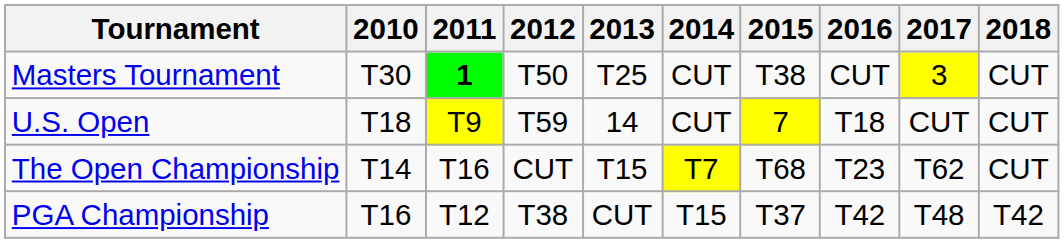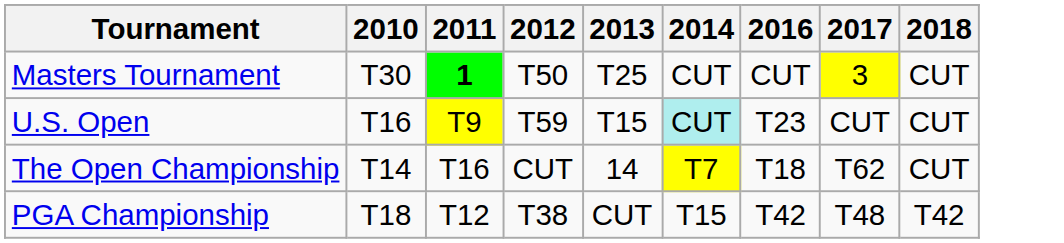- column: (781, 28)
(386, 122) T18 -> (386, 122) T16
(622, 122) 14 -> (622, 122) T15
(701, 122) no background -> (701, 122) paleturquoise background
(860, 122) T18 -> (781, 122) T23
(622, 169) T15 -> (622, 169) 14
(860, 169) T23 -> (781, 169) T18
(386, 215) T16 -> (386, 215) T18
